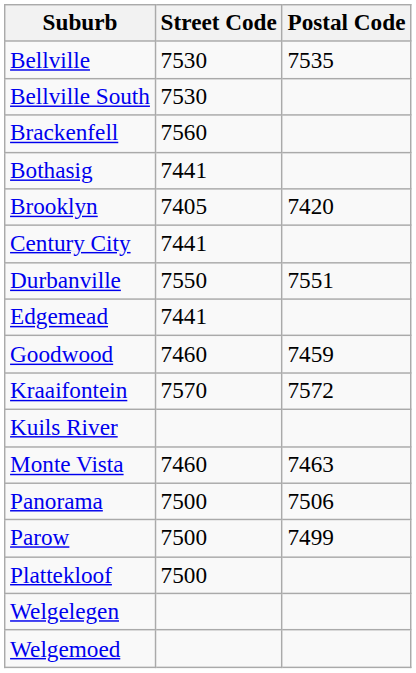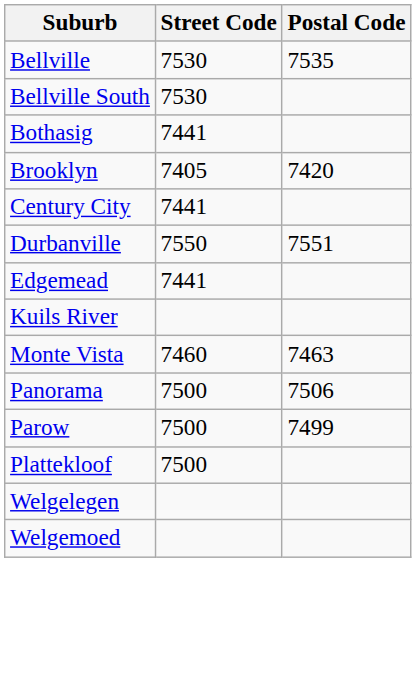- row: (64, 133)
- row: (62, 354)
- row: (69, 390)
